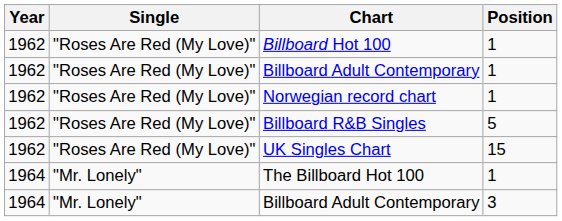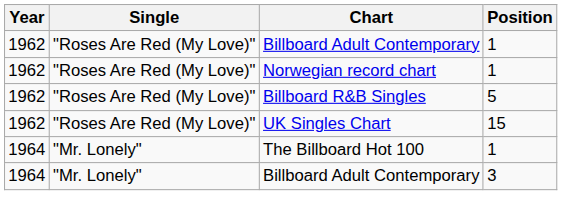- row: (327, 44)
